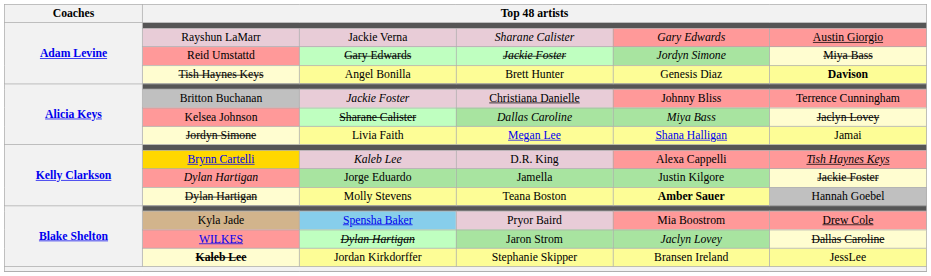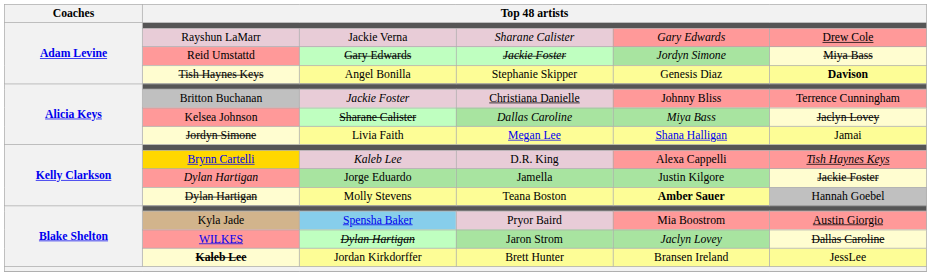(848, 37) Austin Giorgio -> (848, 37) Drew Cole
(534, 74) Brett Hunter -> (534, 74) Stephanie Skipper
(848, 220) Drew Cole -> (848, 220) Austin Giorgio
(534, 257) Stephanie Skipper -> (534, 257) Brett Hunter
